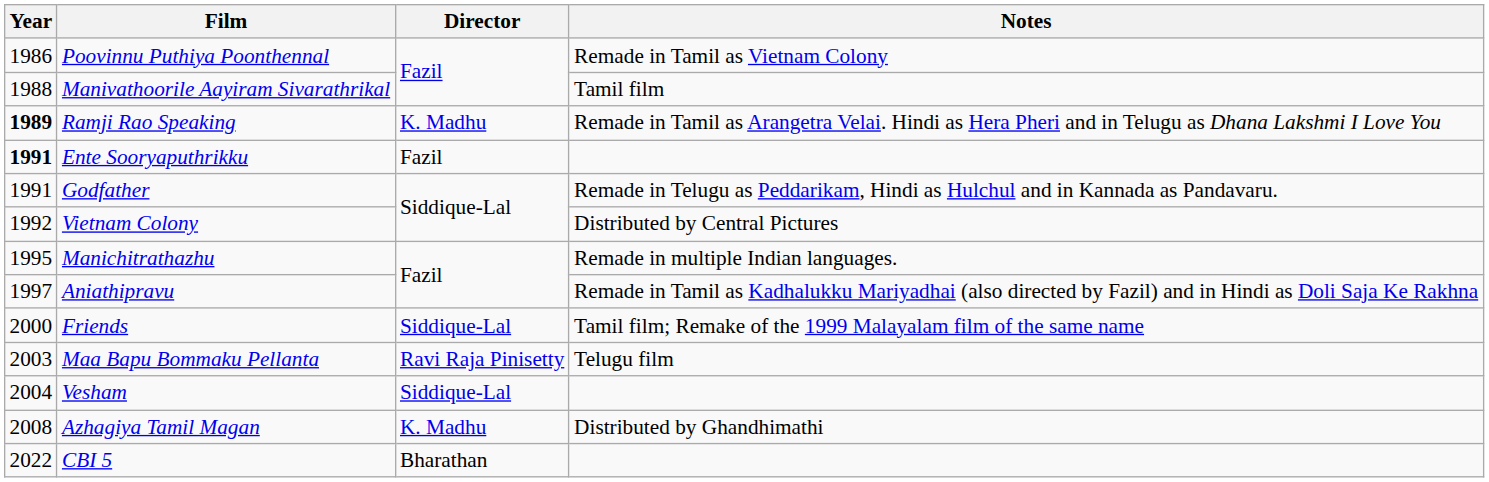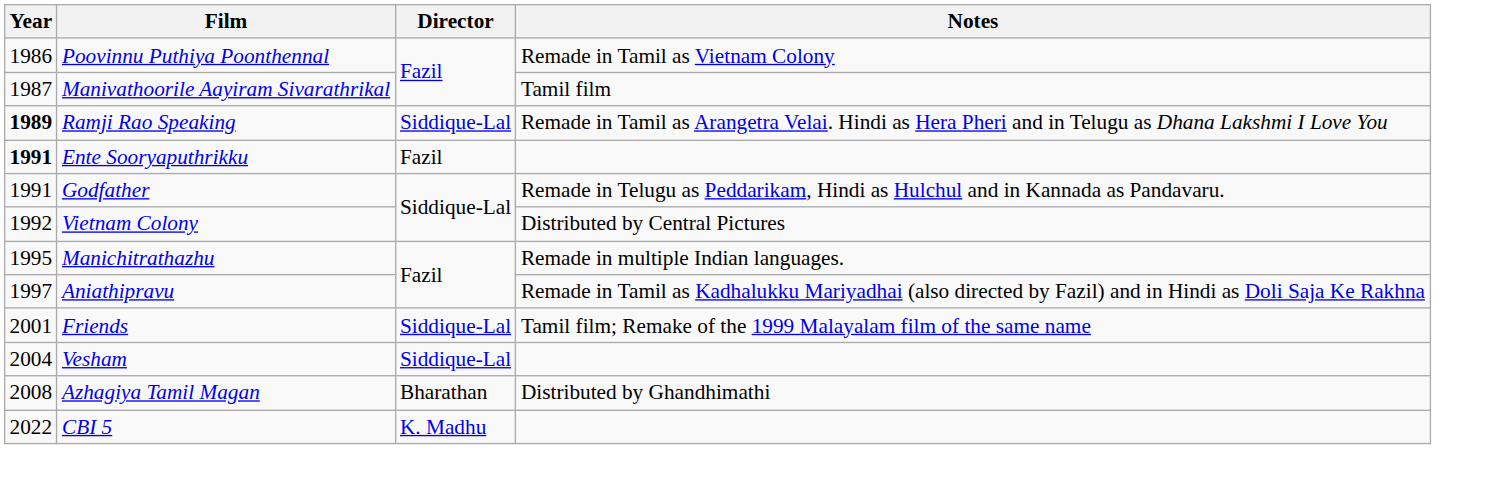(31, 88) 1988 -> (31, 88) 1987
(443, 122) K. Madhu -> (456, 122) Siddique-Lal
(31, 325) 2000 -> (31, 325) 2001
- row: (190, 358)
(443, 426) K. Madhu -> (444, 392) Bharathan
(444, 460) Bharathan -> (443, 426) K. Madhu
